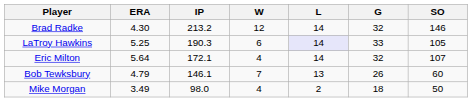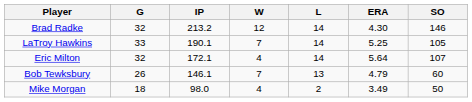columns swapped: (378, 12) <-> (140, 12)
(199, 43) 190.3 -> (199, 43) 190.1
(259, 43) 6 -> (259, 43) 7
(319, 43) lavender background -> (319, 43) no background
